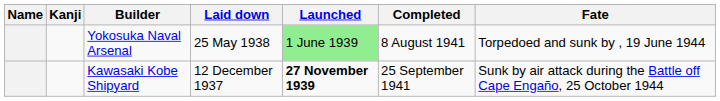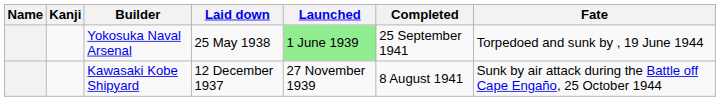(423, 43) 8 August 1941 -> (420, 43) 25 September 1941
(327, 78) bold -> (326, 78) normal
(422, 78) 25 September 1941 -> (421, 78) 8 August 1941
